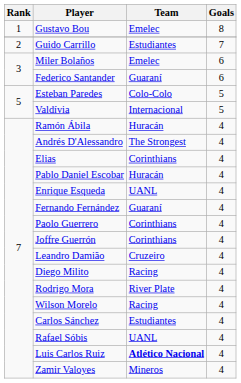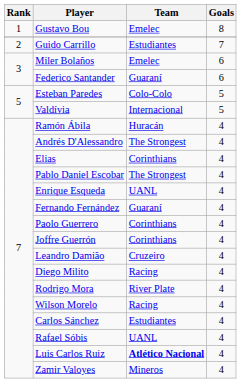(146, 175) Huracán -> (157, 175) The Strongest
